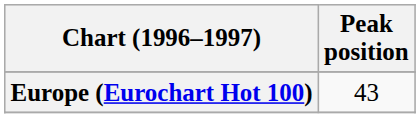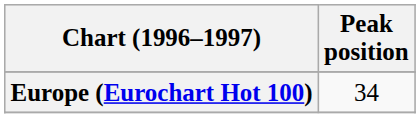(366, 91) 43 -> (366, 91) 34
